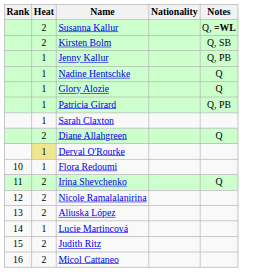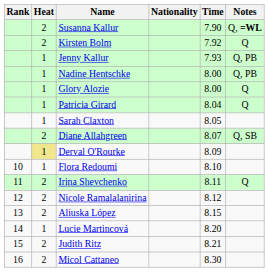+ column: (213, 12)
(219, 43) Q, SB -> (245, 43) Q
(219, 74) Q -> (245, 74) Q, PB
(219, 105) Q, PB -> (245, 105) Q
(219, 136) Q -> (245, 136) Q, SB
